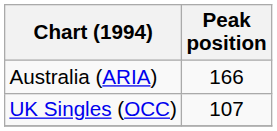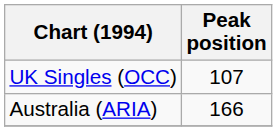rows swapped: (83, 76) <-> (93, 109)
